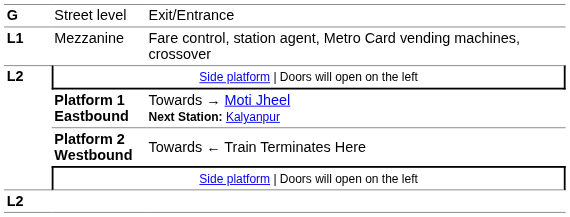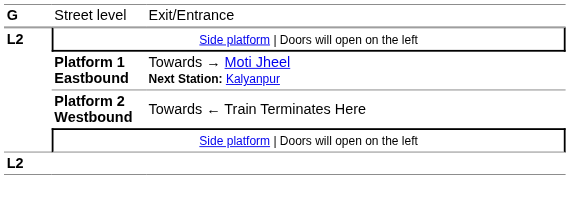- row: (89, 38)
